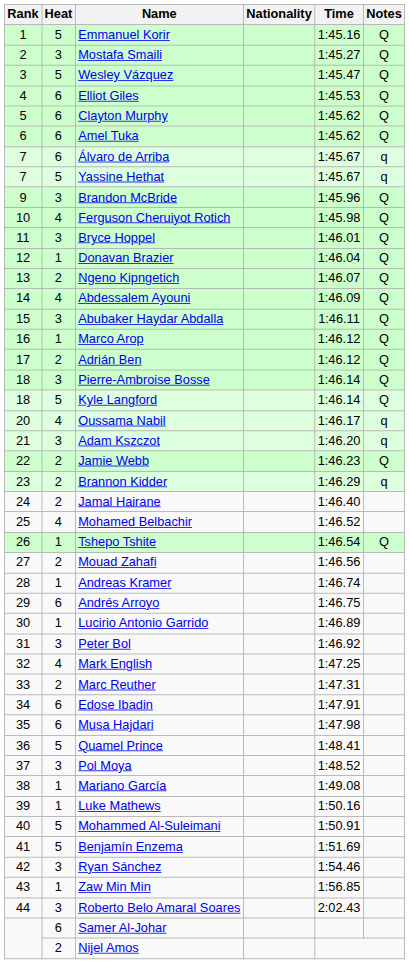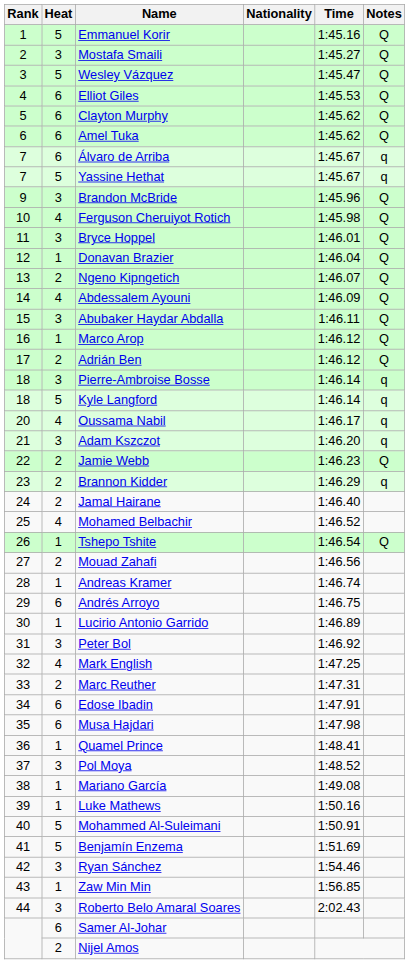(384, 380) Q -> (384, 380) q
(384, 400) Q -> (384, 400) q
(58, 745) 5 -> (58, 745) 1
